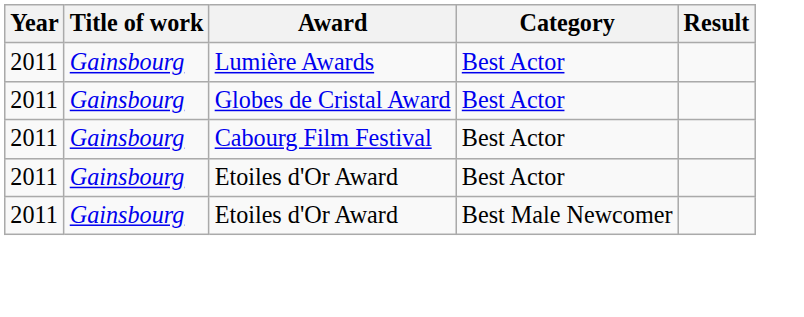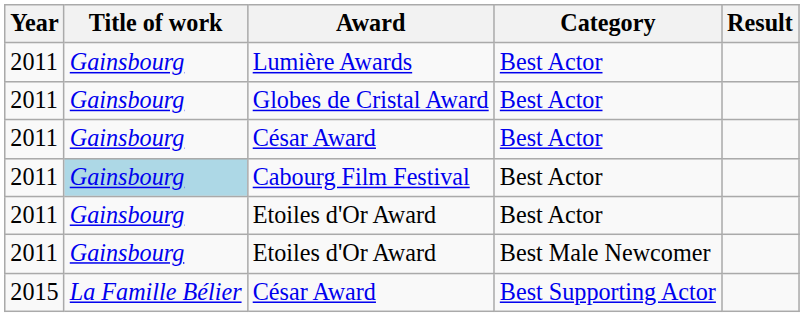+ row: (314, 138)
(127, 138) no background -> (127, 176) lightblue background
+ row: (314, 291)
